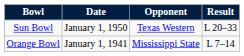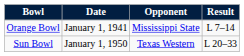rows swapped: (33, 43) <-> (33, 28)
